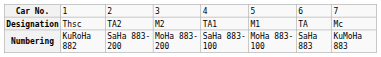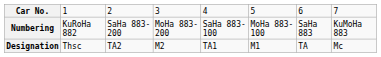rows swapped: (32, 24) <-> (32, 41)
